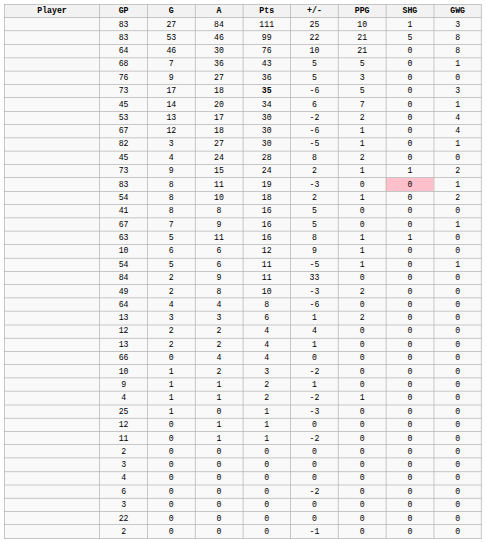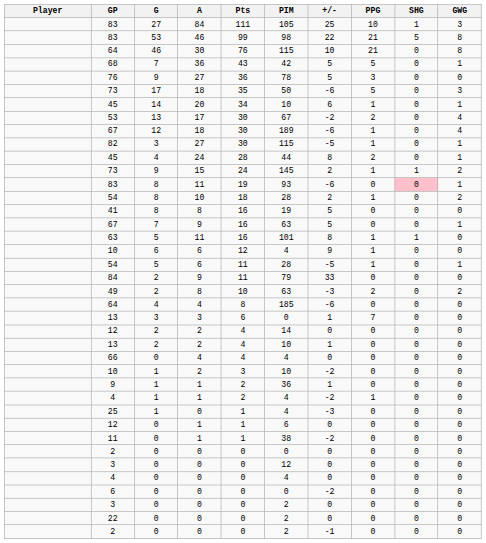+ column: (286, 11)
(267, 91) bold -> (243, 91) normal
(362, 104) 7 -> (373, 104) 1
(458, 158) 0 -> (460, 158) 1
(314, 185) -3 -> (330, 185) -6
(458, 291) 0 -> (460, 291) 2
(362, 318) 2 -> (373, 318) 7
(314, 331) 4 -> (330, 331) 0
